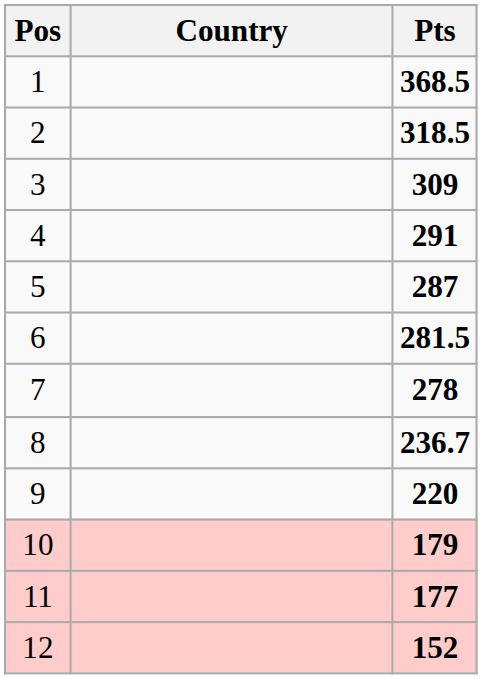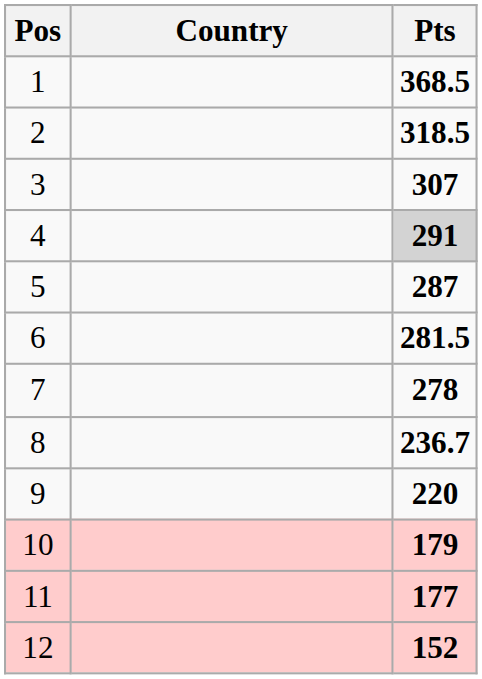(435, 184) 309 -> (435, 184) 307
(435, 235) no background -> (435, 235) lightgrey background
